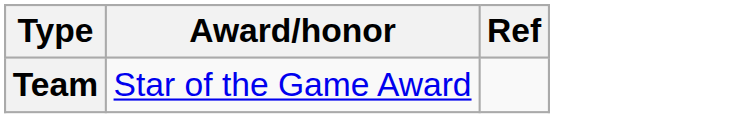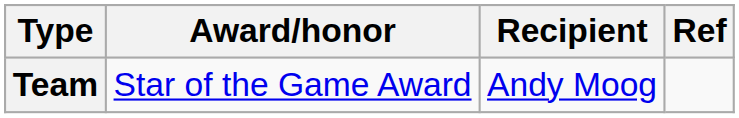+ column: (572, 31)
